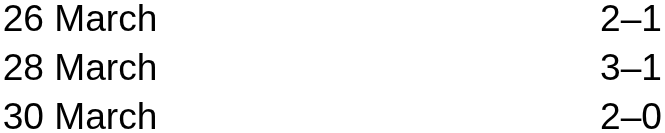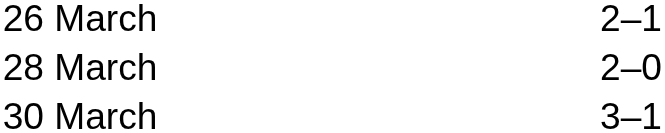(631, 67) 3–1 -> (631, 67) 2–0
(631, 116) 2–0 -> (631, 116) 3–1
